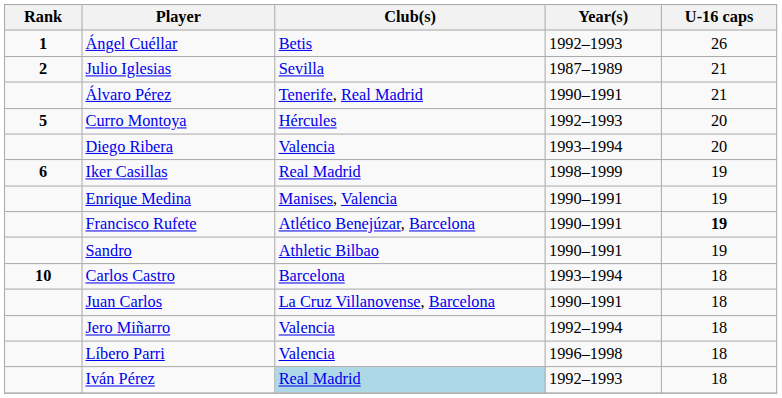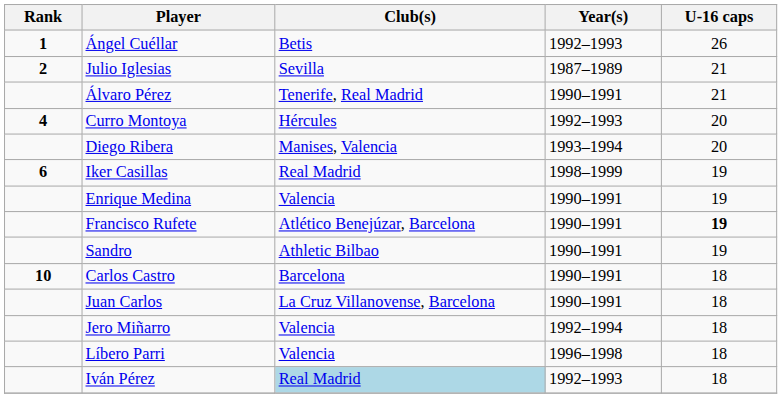(43, 120) 5 -> (43, 120) 4
(307, 146) Valencia -> (338, 146) Manises, Valencia
(338, 198) Manises, Valencia -> (307, 198) Valencia
(586, 276) 1993–1994 -> (586, 276) 1990–1991
